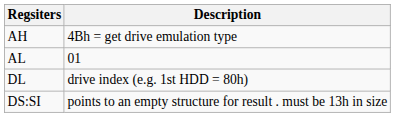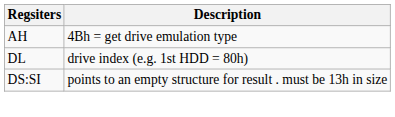- row: (17, 58)
